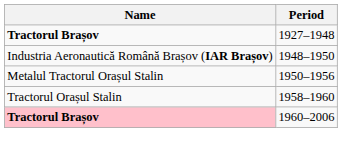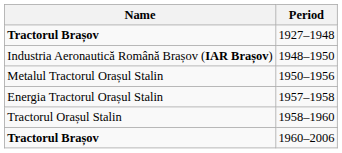+ row: (306, 97)
(53, 117) pink background -> (53, 138) no background
